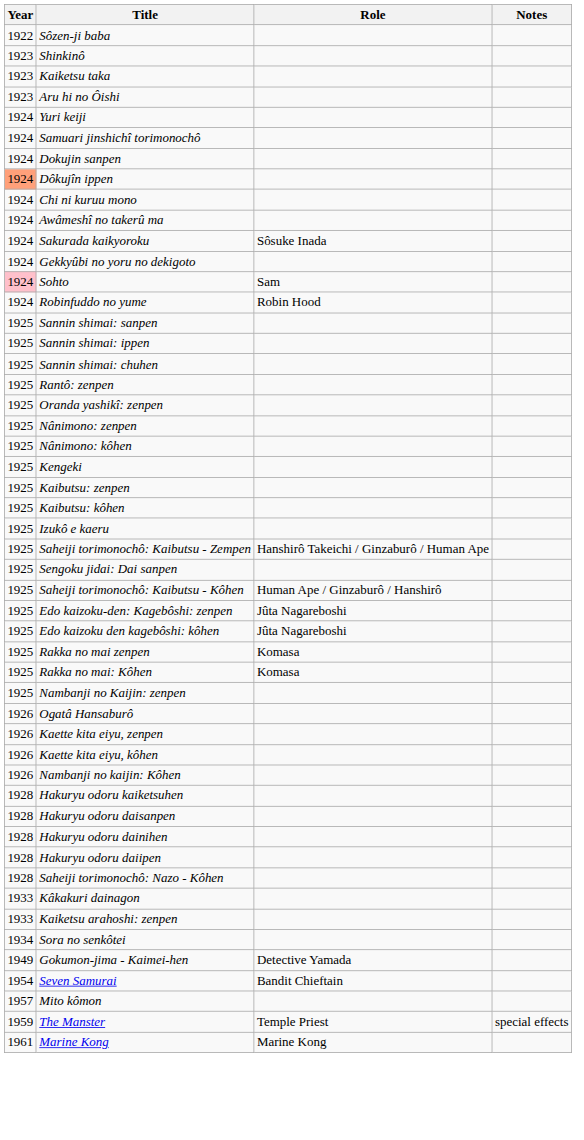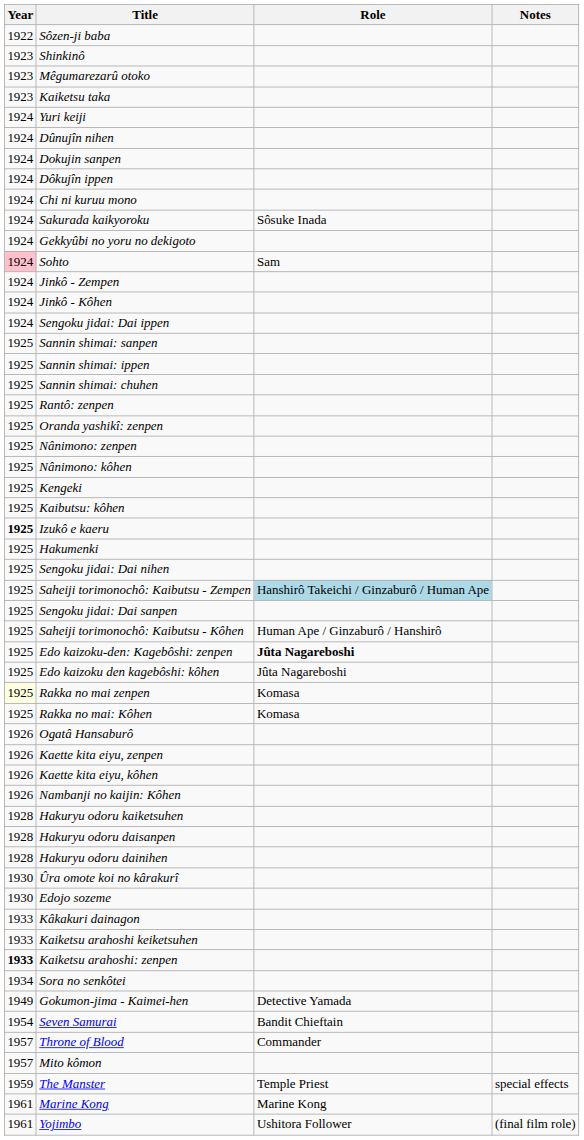+ row: (95, 76)
- row: (79, 96)
- row: (120, 138)
+ row: (77, 138)
(20, 179) lightsalmon background -> (20, 179) no background
- row: (101, 220)
+ row: (79, 281)
+ row: (76, 302)
- row: (93, 302)
+ row: (104, 323)
- row: (84, 487)
(20, 528) normal -> (20, 528) bold
+ row: (69, 549)
+ row: (104, 569)
(373, 549) no background -> (373, 590) lightblue background
(302, 610) normal -> (306, 651) bold
(20, 651) no background -> (20, 693) lightyellow background
- row: (113, 693)
- row: (100, 857)
- row: (131, 878)
+ row: (109, 878)
+ row: (75, 898)
+ row: (118, 939)
(20, 919) normal -> (20, 960) bold
+ row: (82, 1042)
+ row: (60, 1124)
